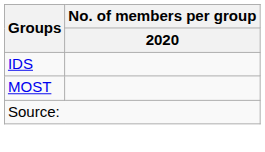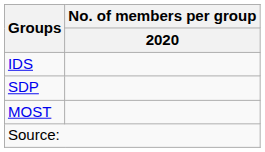+ row: (23, 87)
